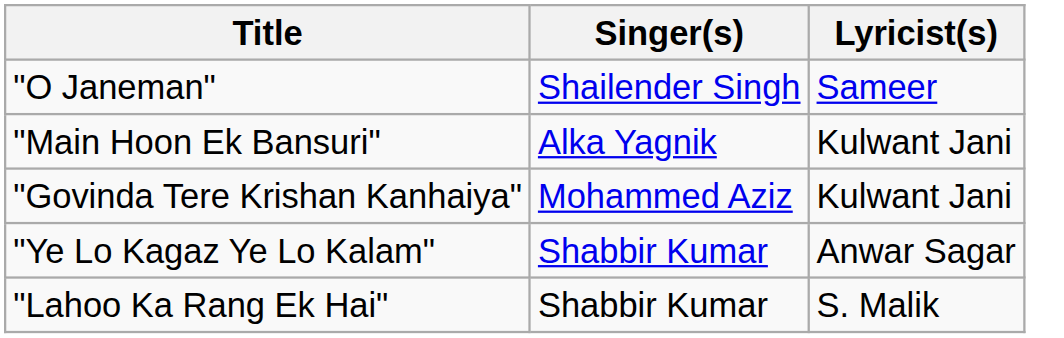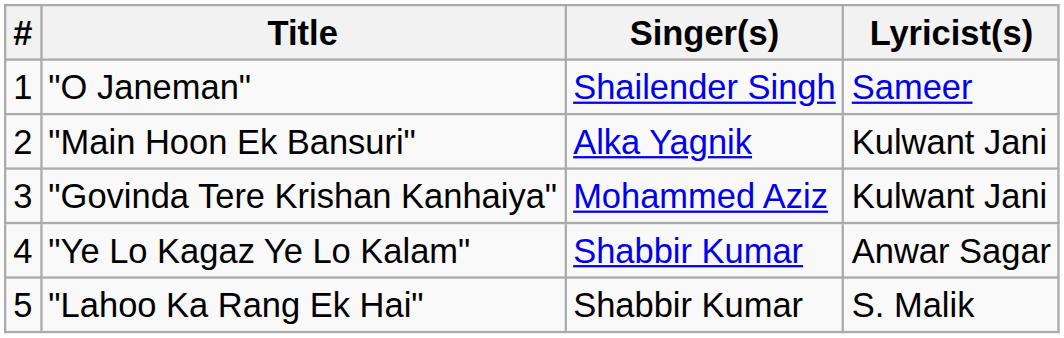+ column: (23, 33)
